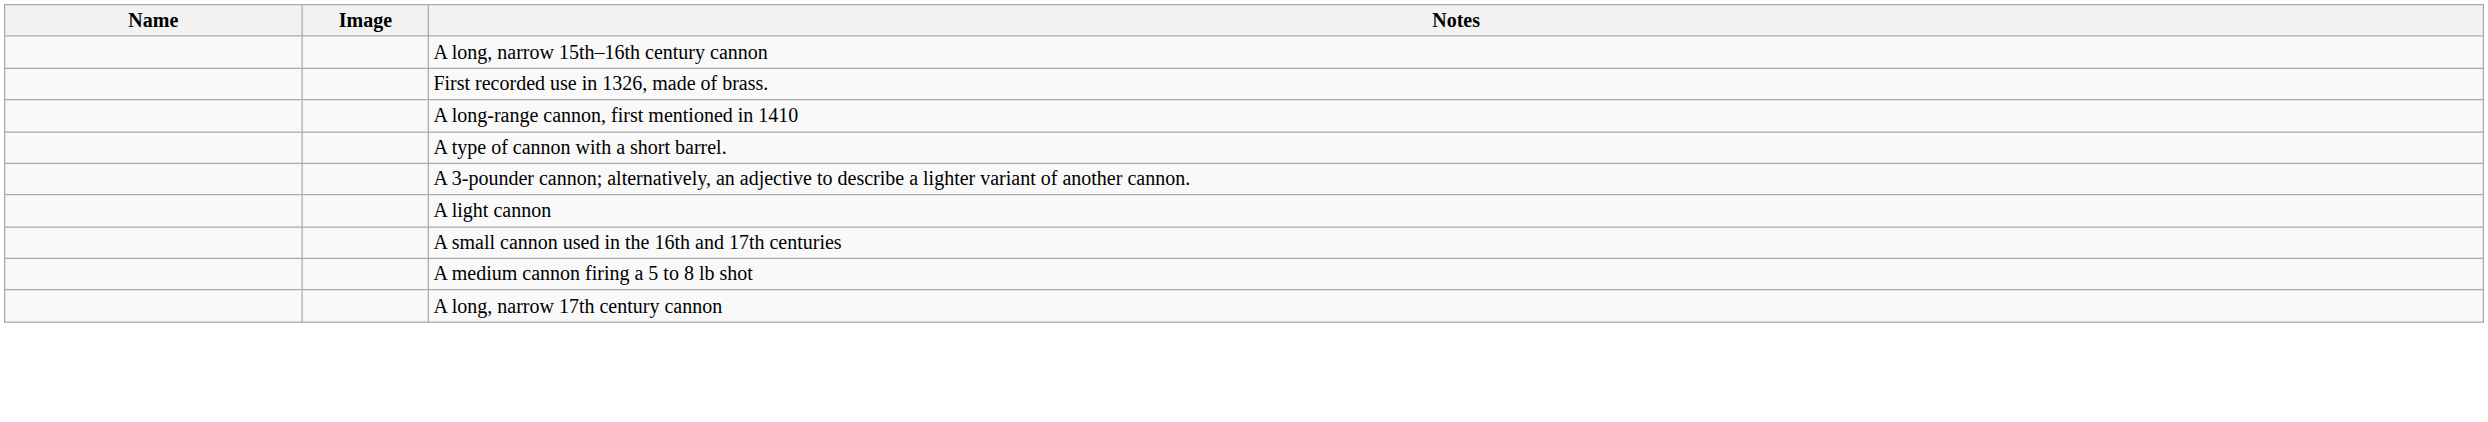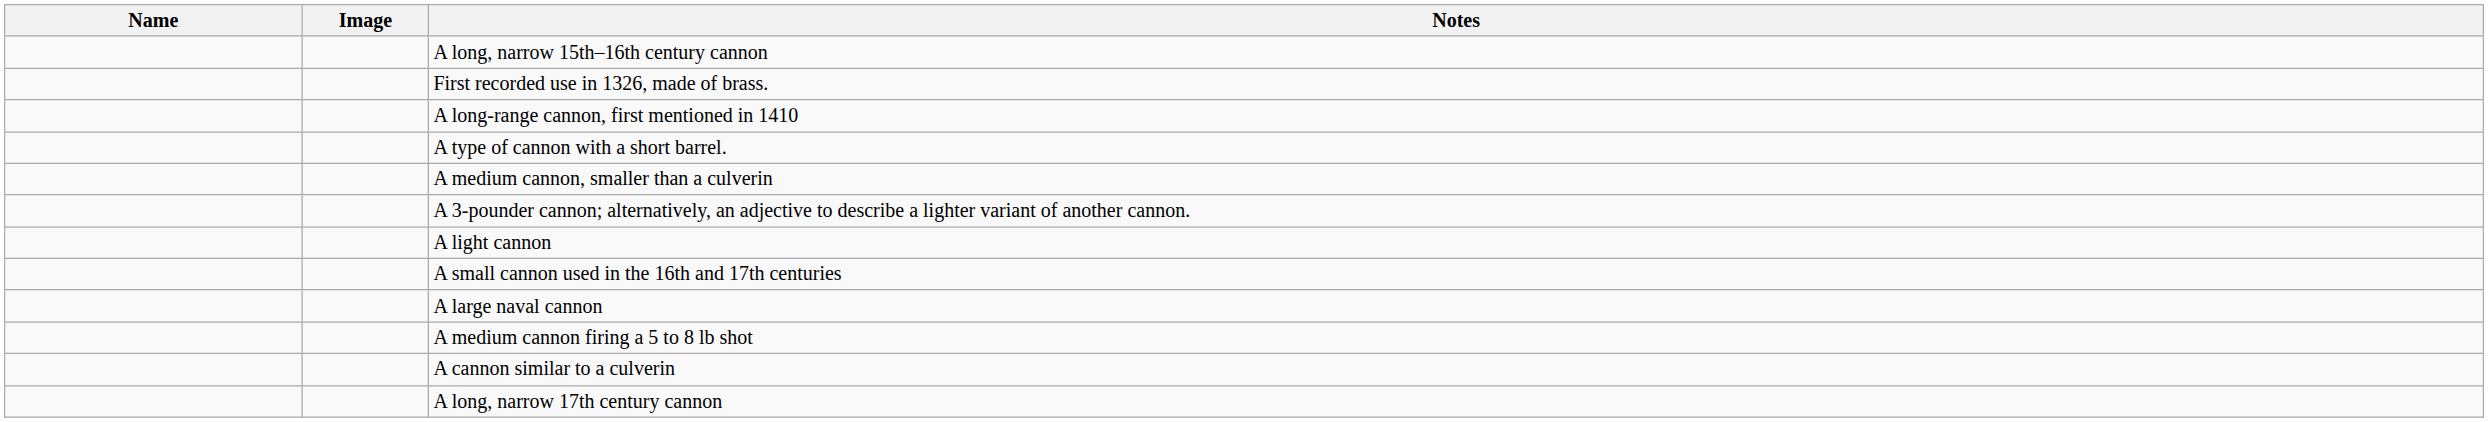+ row: (603, 178)
+ row: (518, 305)
+ row: (554, 369)
